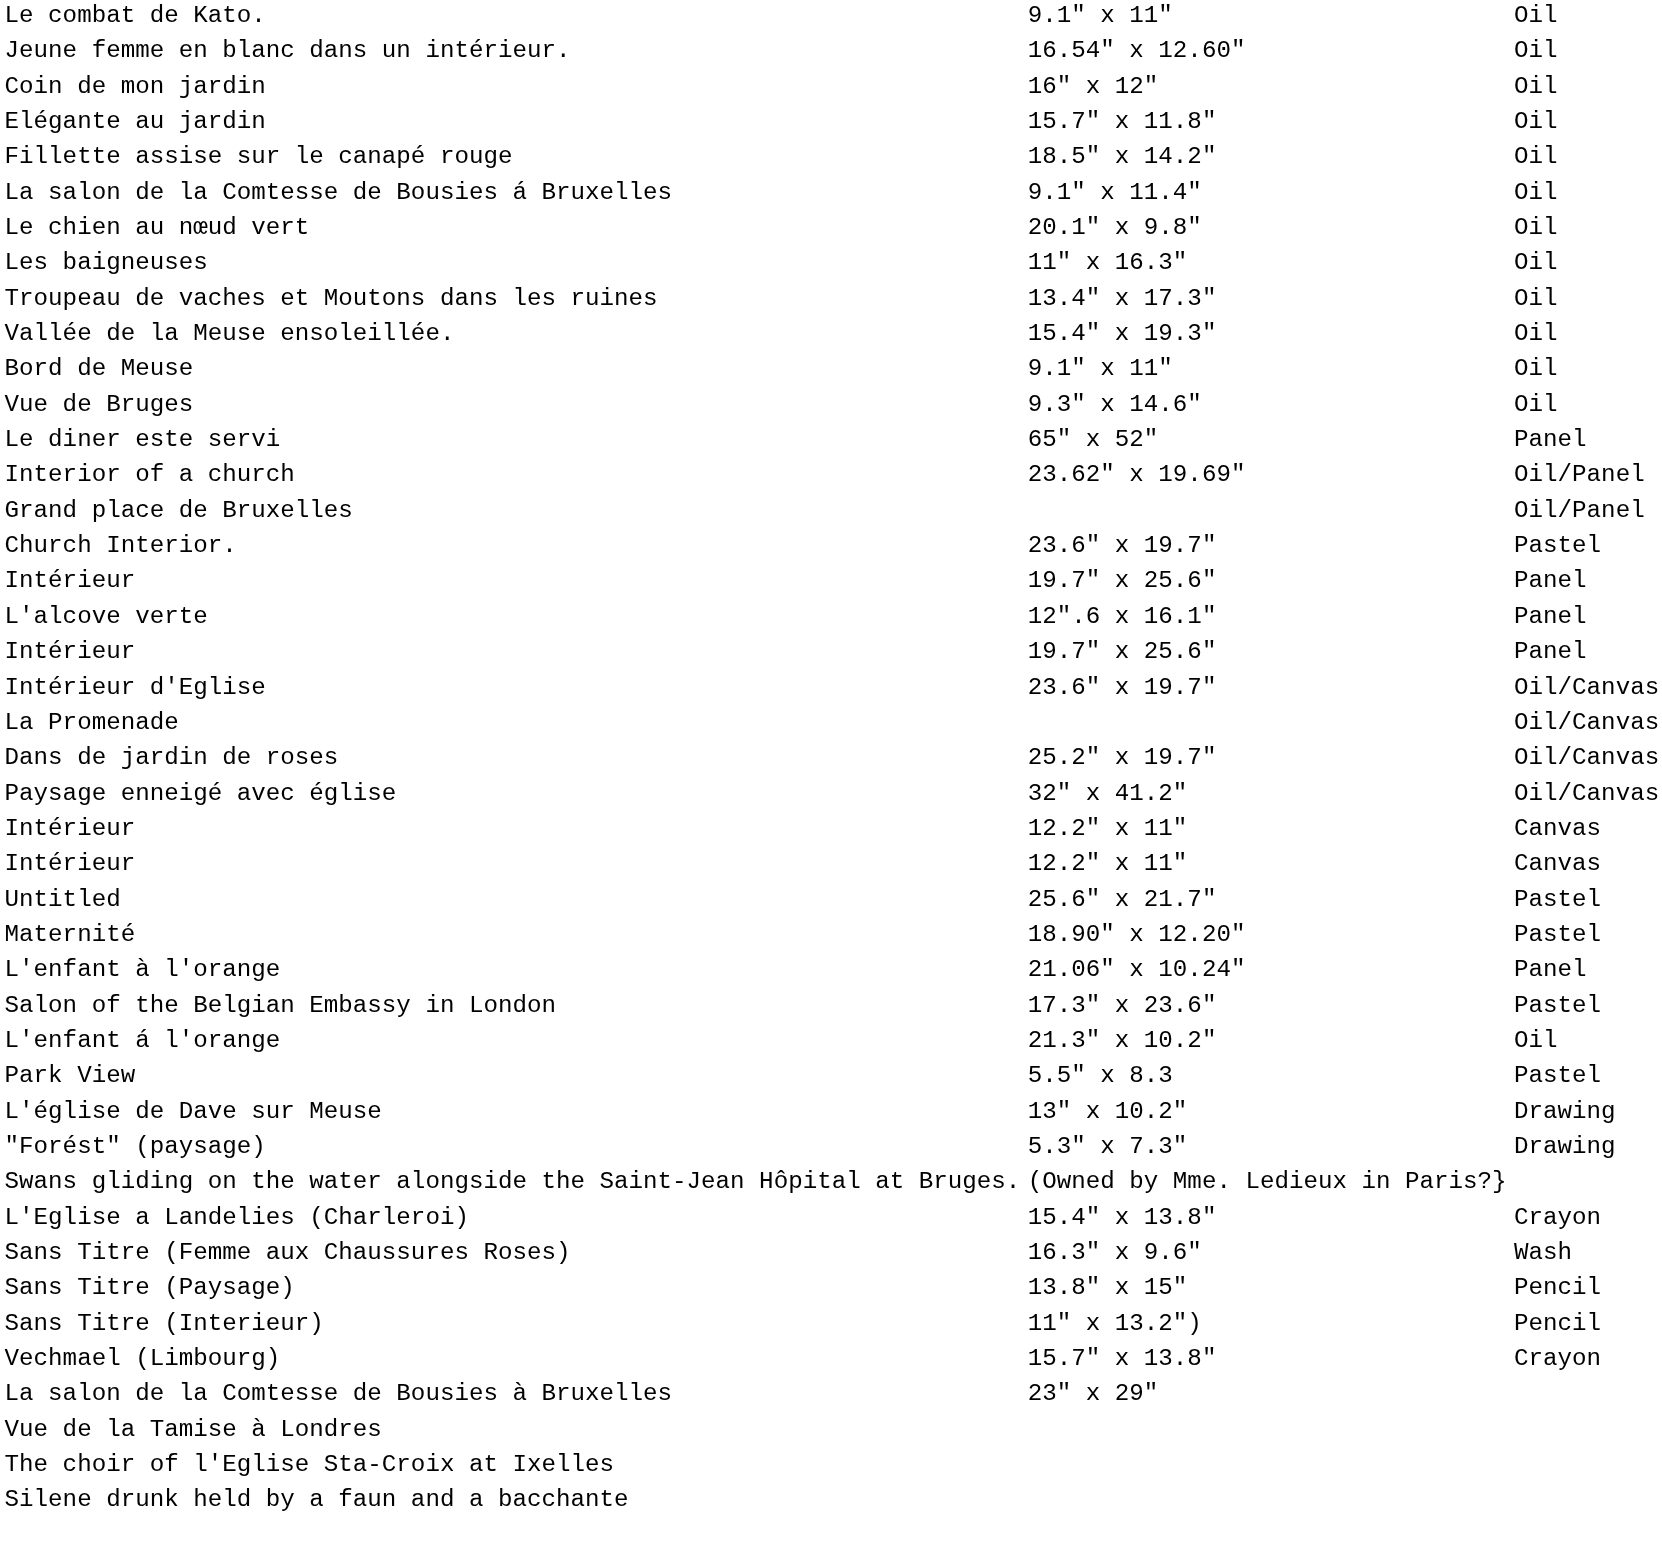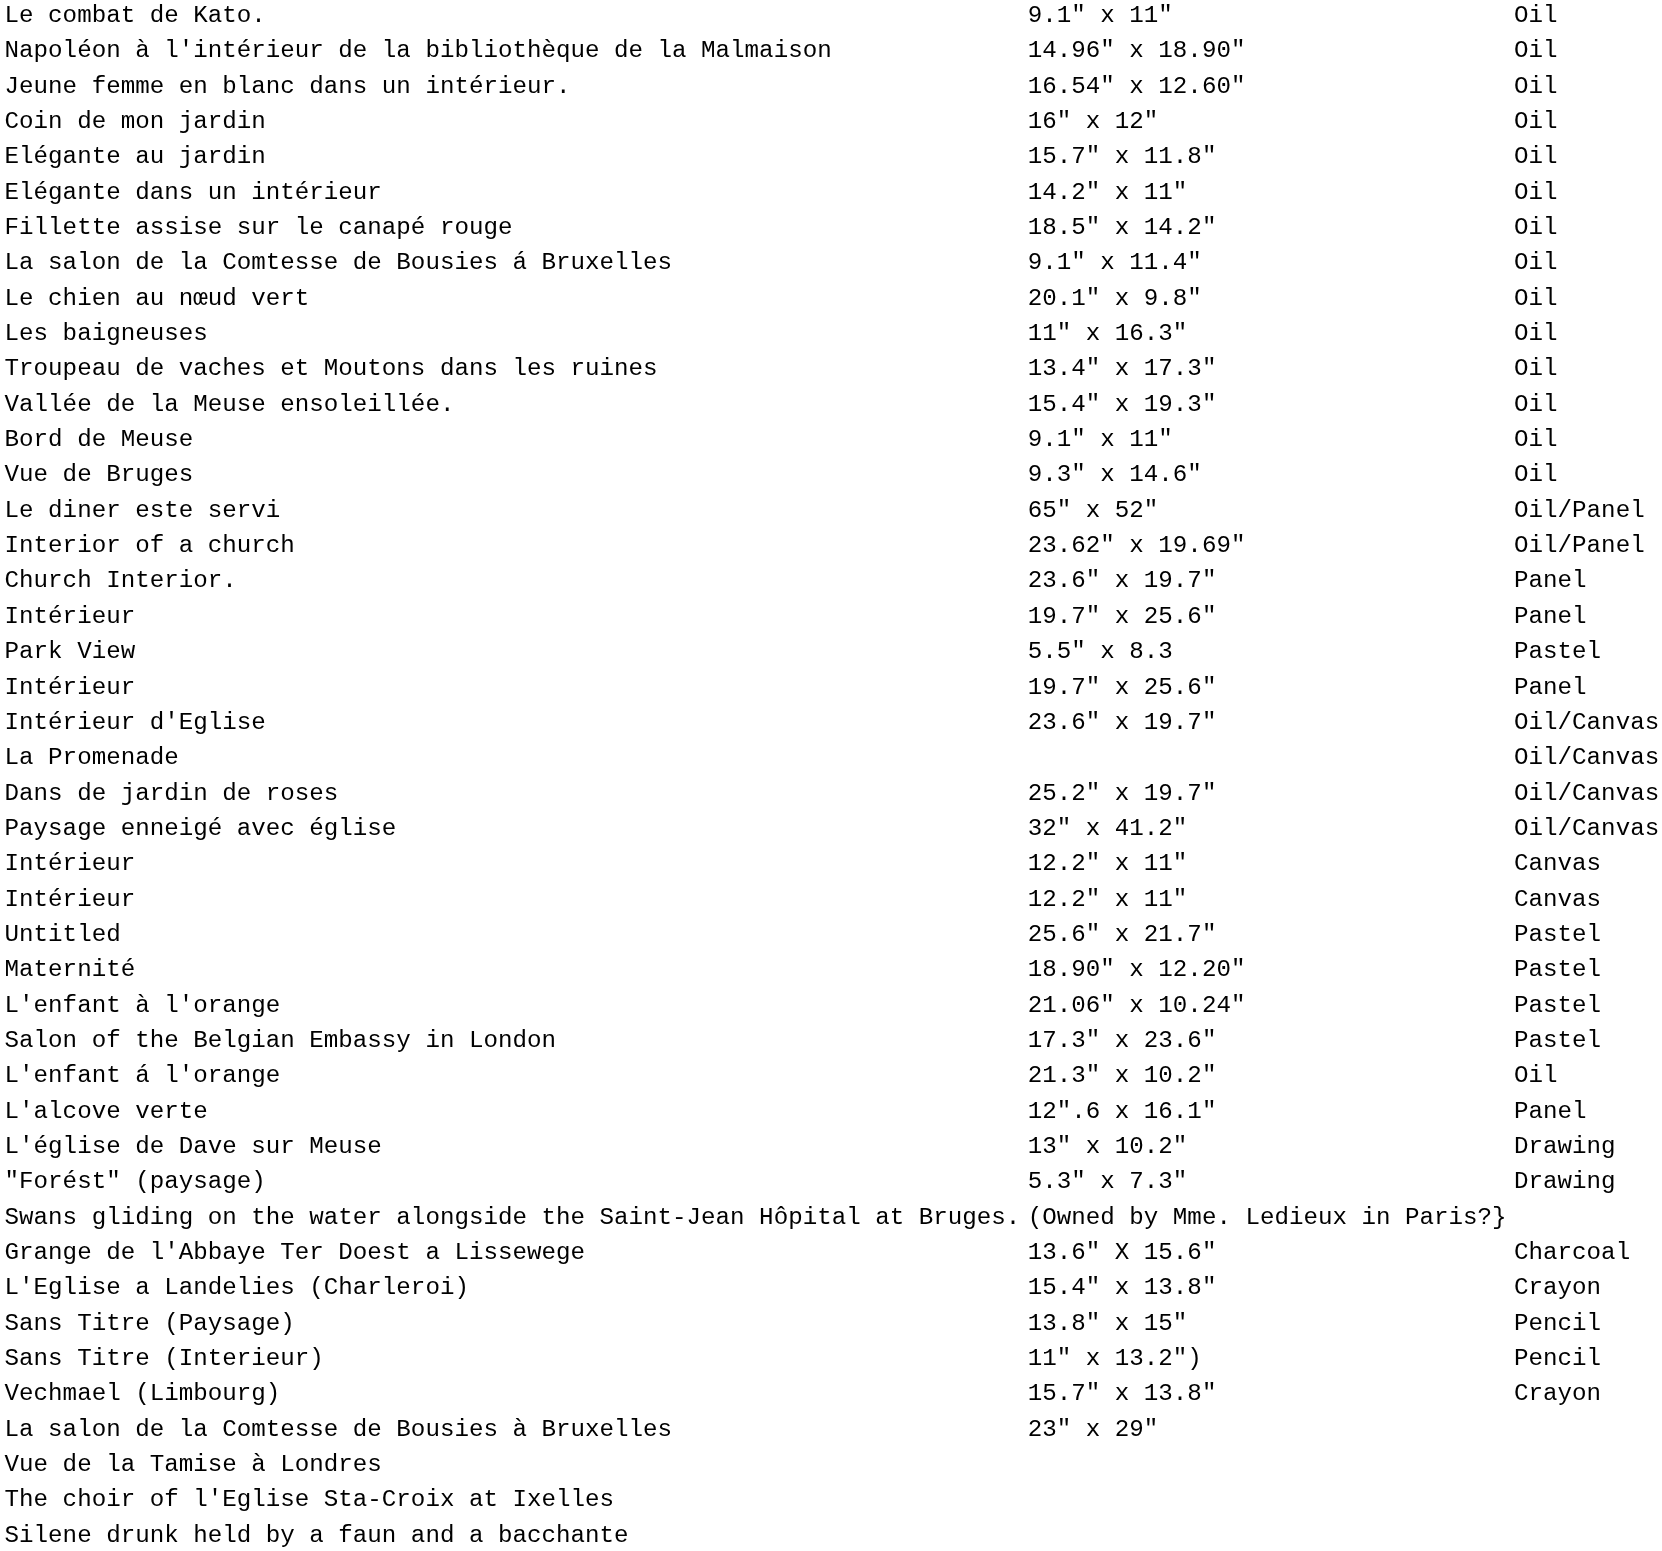+ row: (418, 51)
+ row: (193, 192)
(1550, 440) Panel -> (1579, 510) Oil/Panel
- row: (179, 510)
(1558, 546) Pastel -> (1550, 581) Panel
rows swapped: (106, 616) <-> (70, 1076)
(1550, 970) Panel -> (1558, 1005) Pastel
+ row: (295, 1252)
- row: (288, 1252)
